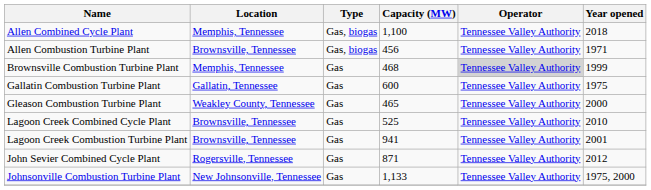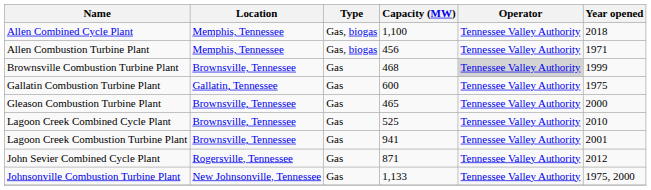(244, 49) Brownsville, Tennessee -> (238, 49) Memphis, Tennessee
(238, 67) Memphis, Tennessee -> (244, 67) Brownsville, Tennessee
(254, 103) Weakley County, Tennessee -> (244, 103) Brownsville, Tennessee
